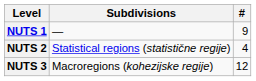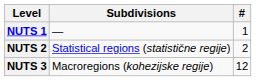(245, 31) 9 -> (245, 31) 1
(245, 48) 4 -> (245, 48) 2
